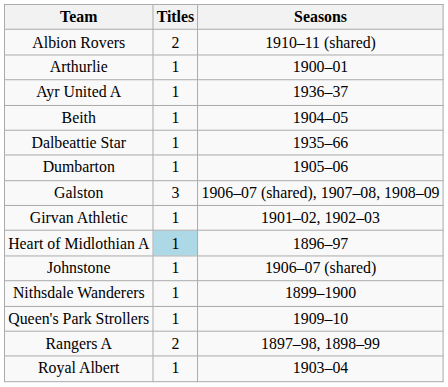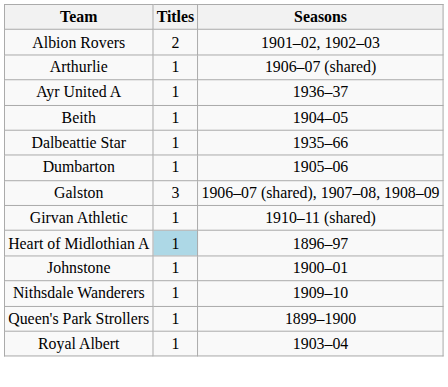(321, 42) 1910–11 (shared) -> (321, 42) 1901–02, 1902–03
(321, 67) 1900–01 -> (321, 67) 1906–07 (shared)
(321, 218) 1901–02, 1902–03 -> (321, 218) 1910–11 (shared)
(321, 268) 1906–07 (shared) -> (321, 268) 1900–01
(321, 293) 1899–1900 -> (321, 293) 1909–10
(321, 318) 1909–10 -> (321, 318) 1899–1900
- row: (79, 343)
